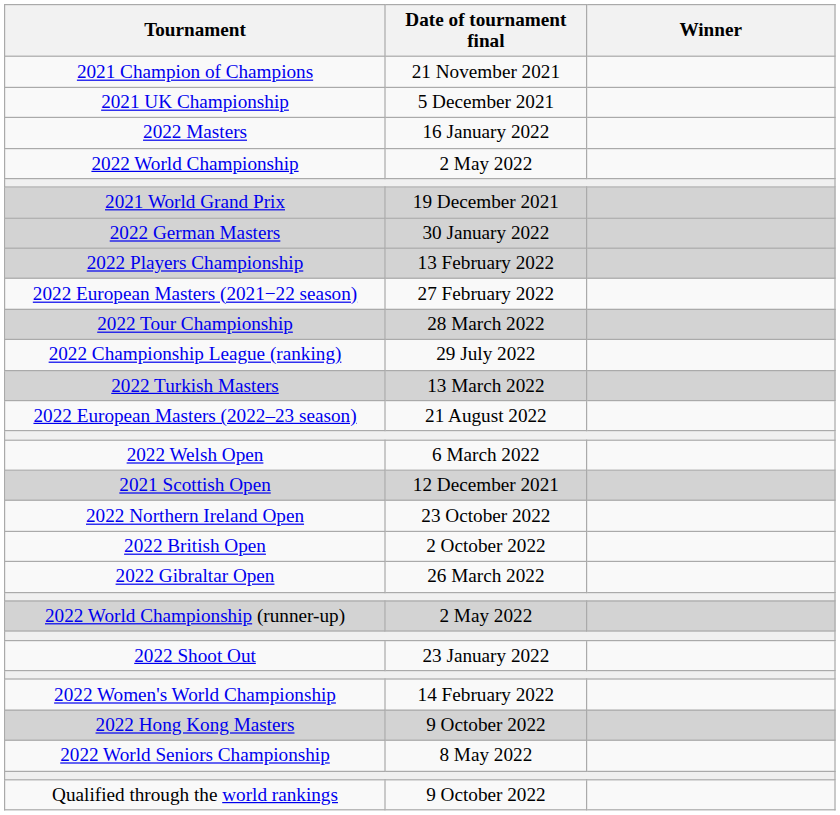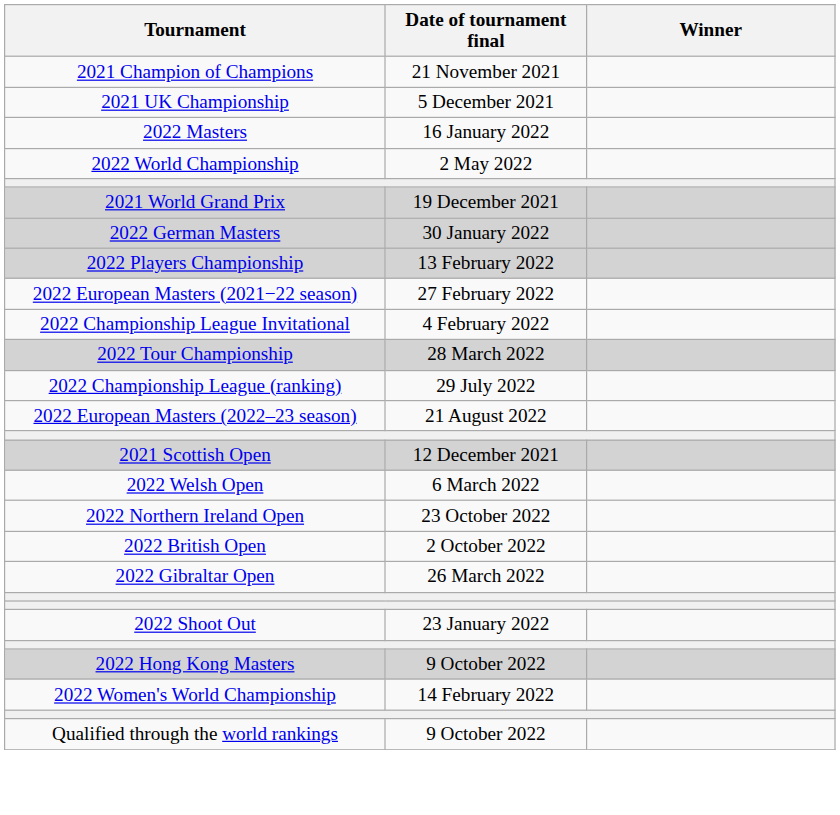+ row: (195, 324)
- row: (195, 385)
rows swapped: (195, 485) <-> (195, 454)
- row: (195, 615)
rows swapped: (195, 725) <-> (195, 694)
- row: (195, 755)
